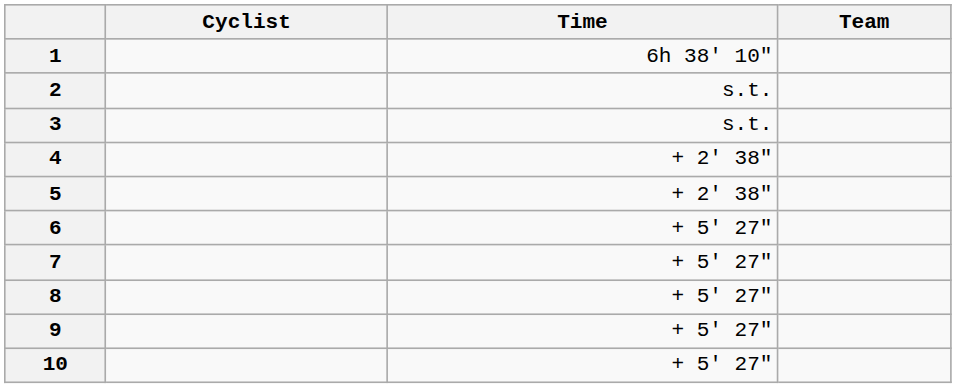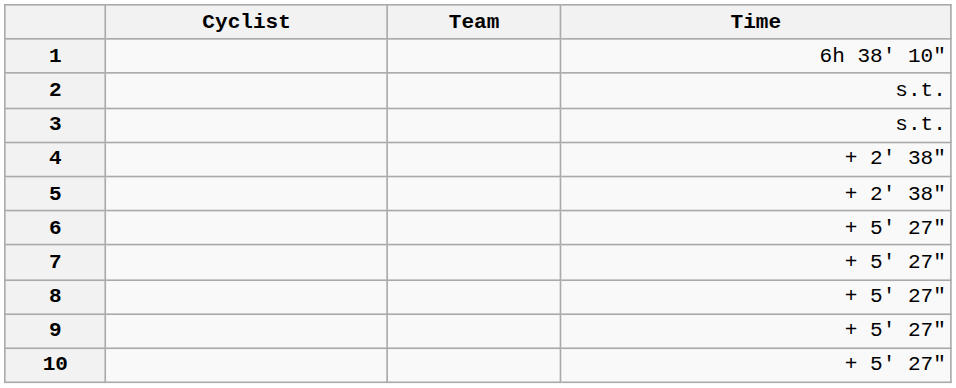columns swapped: (864, 22) <-> (582, 22)
